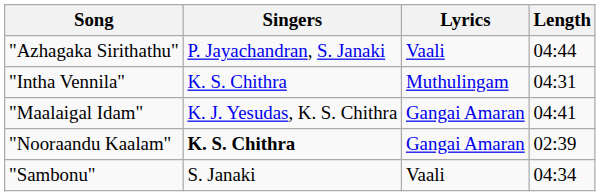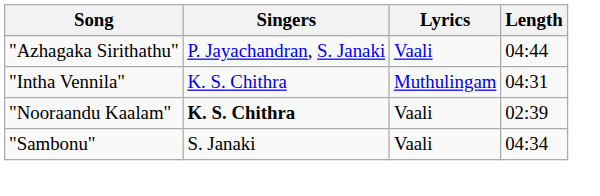- row: (76, 113)
(465, 144) Gangai Amaran -> (413, 113) Vaali
